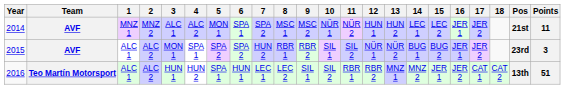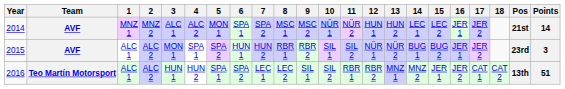(546, 28) 11 -> (546, 28) 14
(241, 50) SPA 2 -> (241, 50) HUN 1
(241, 73) HUN 1 -> (241, 73) SPA 2
